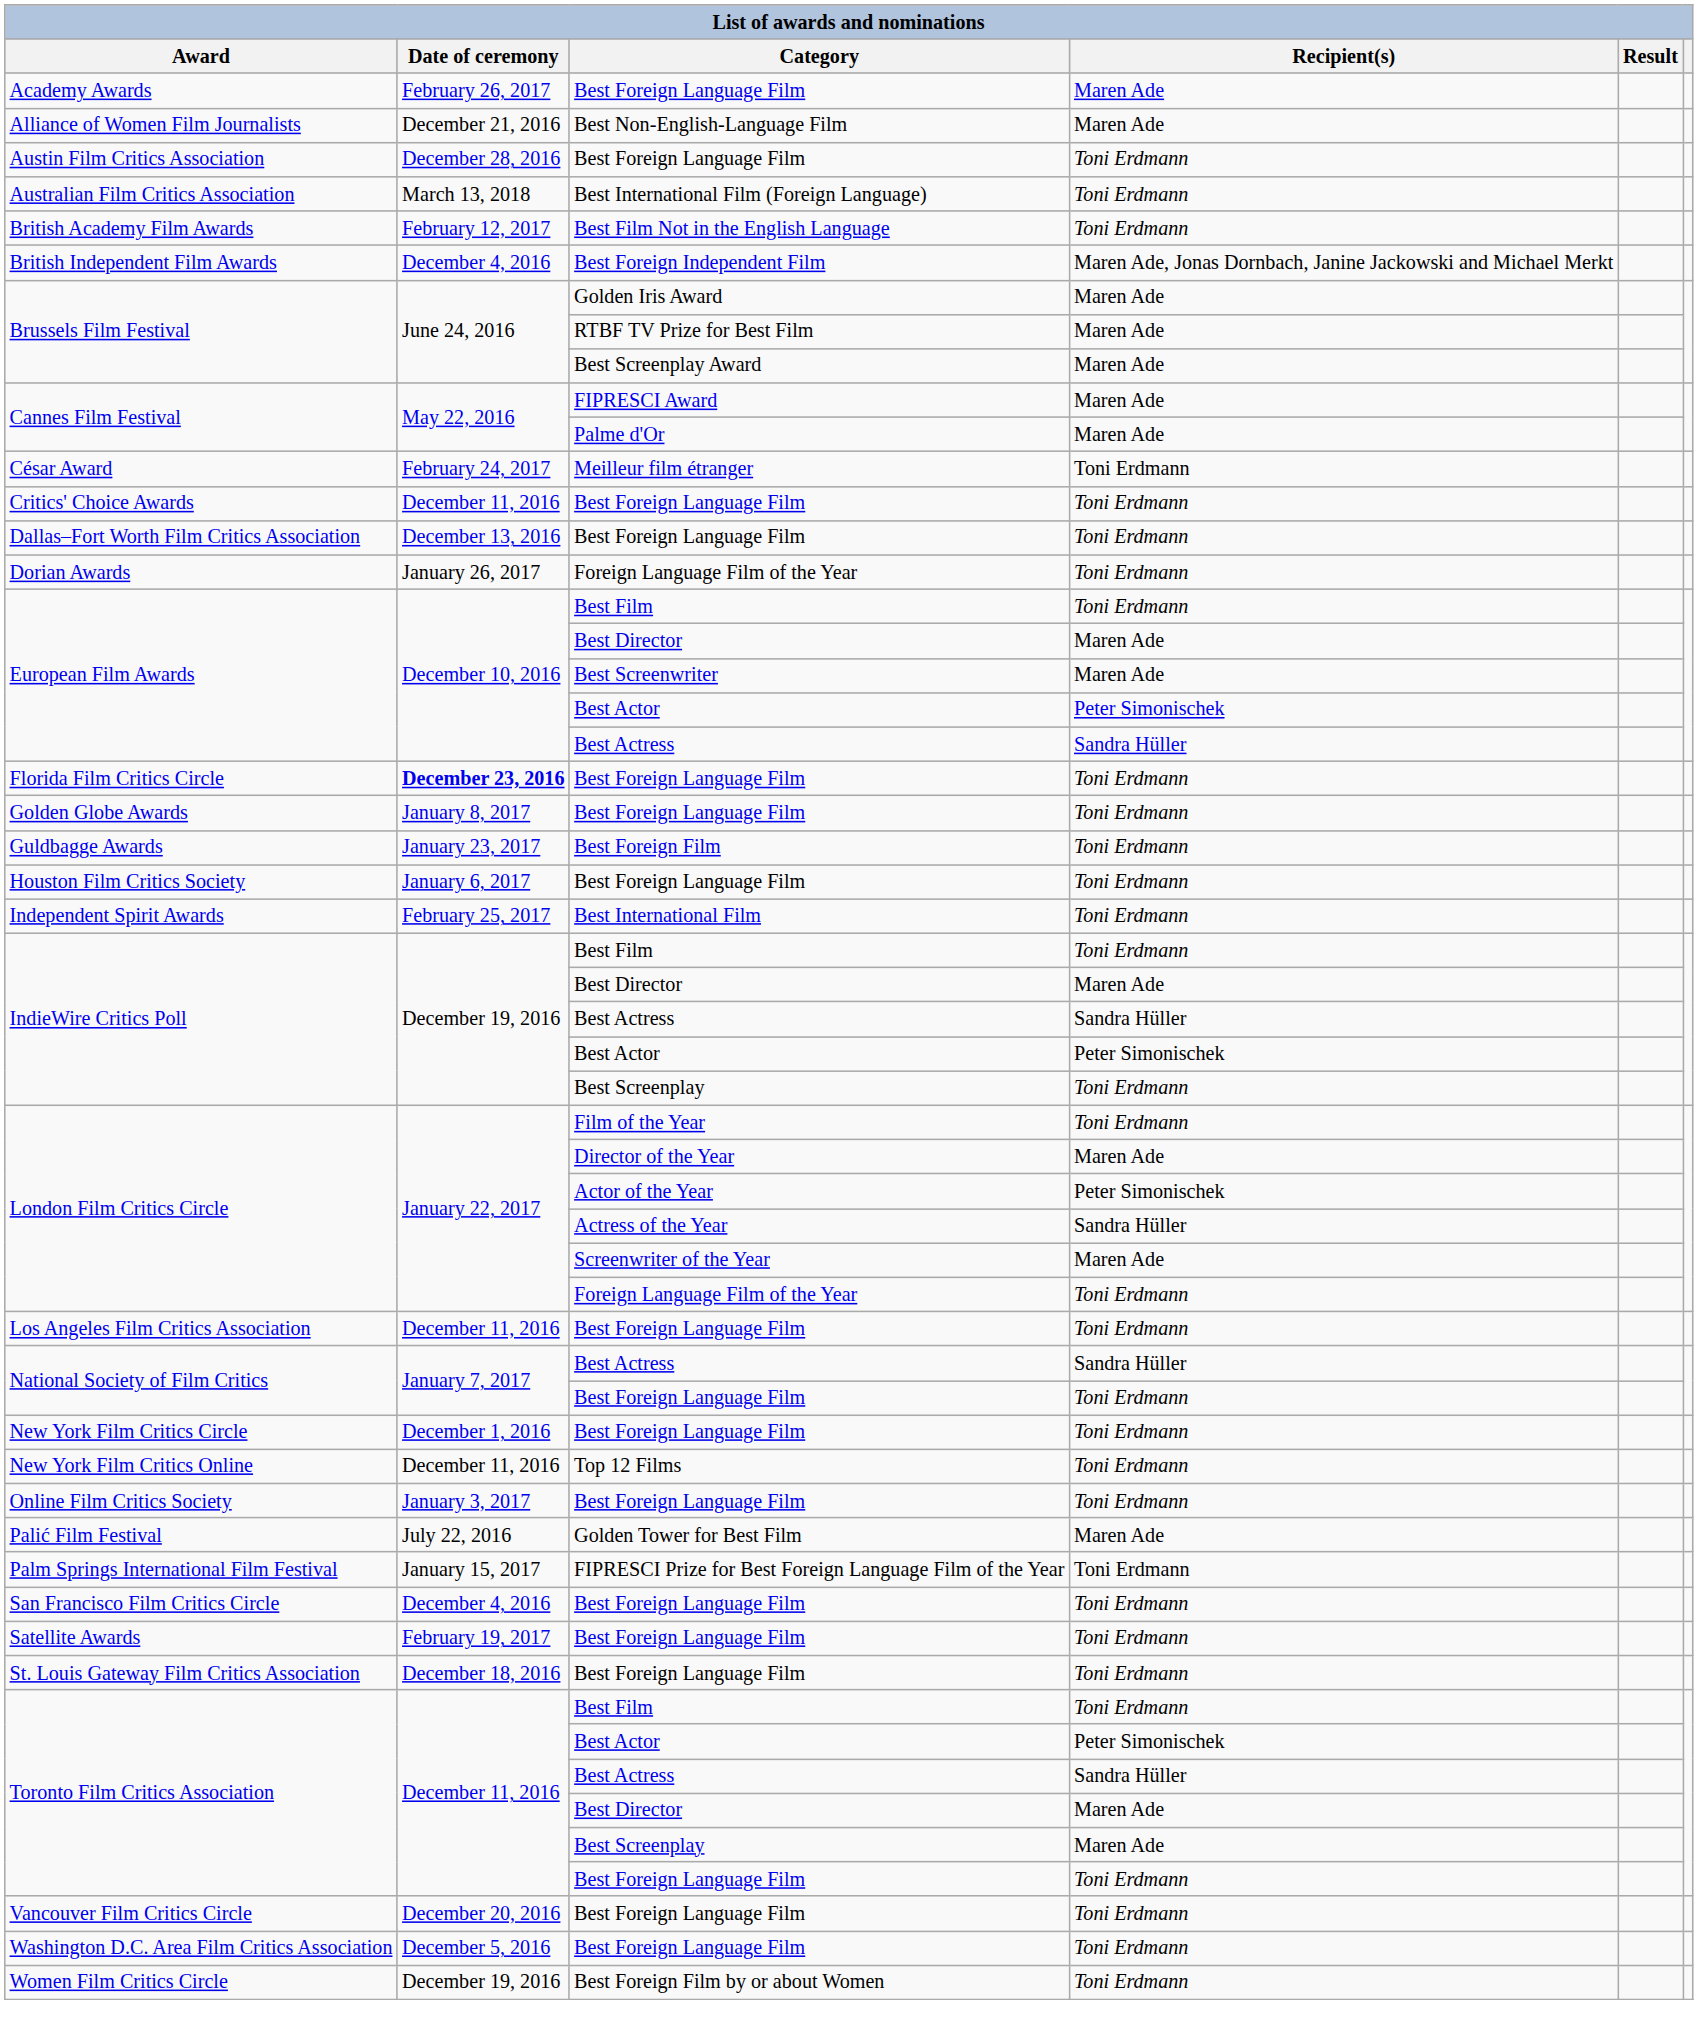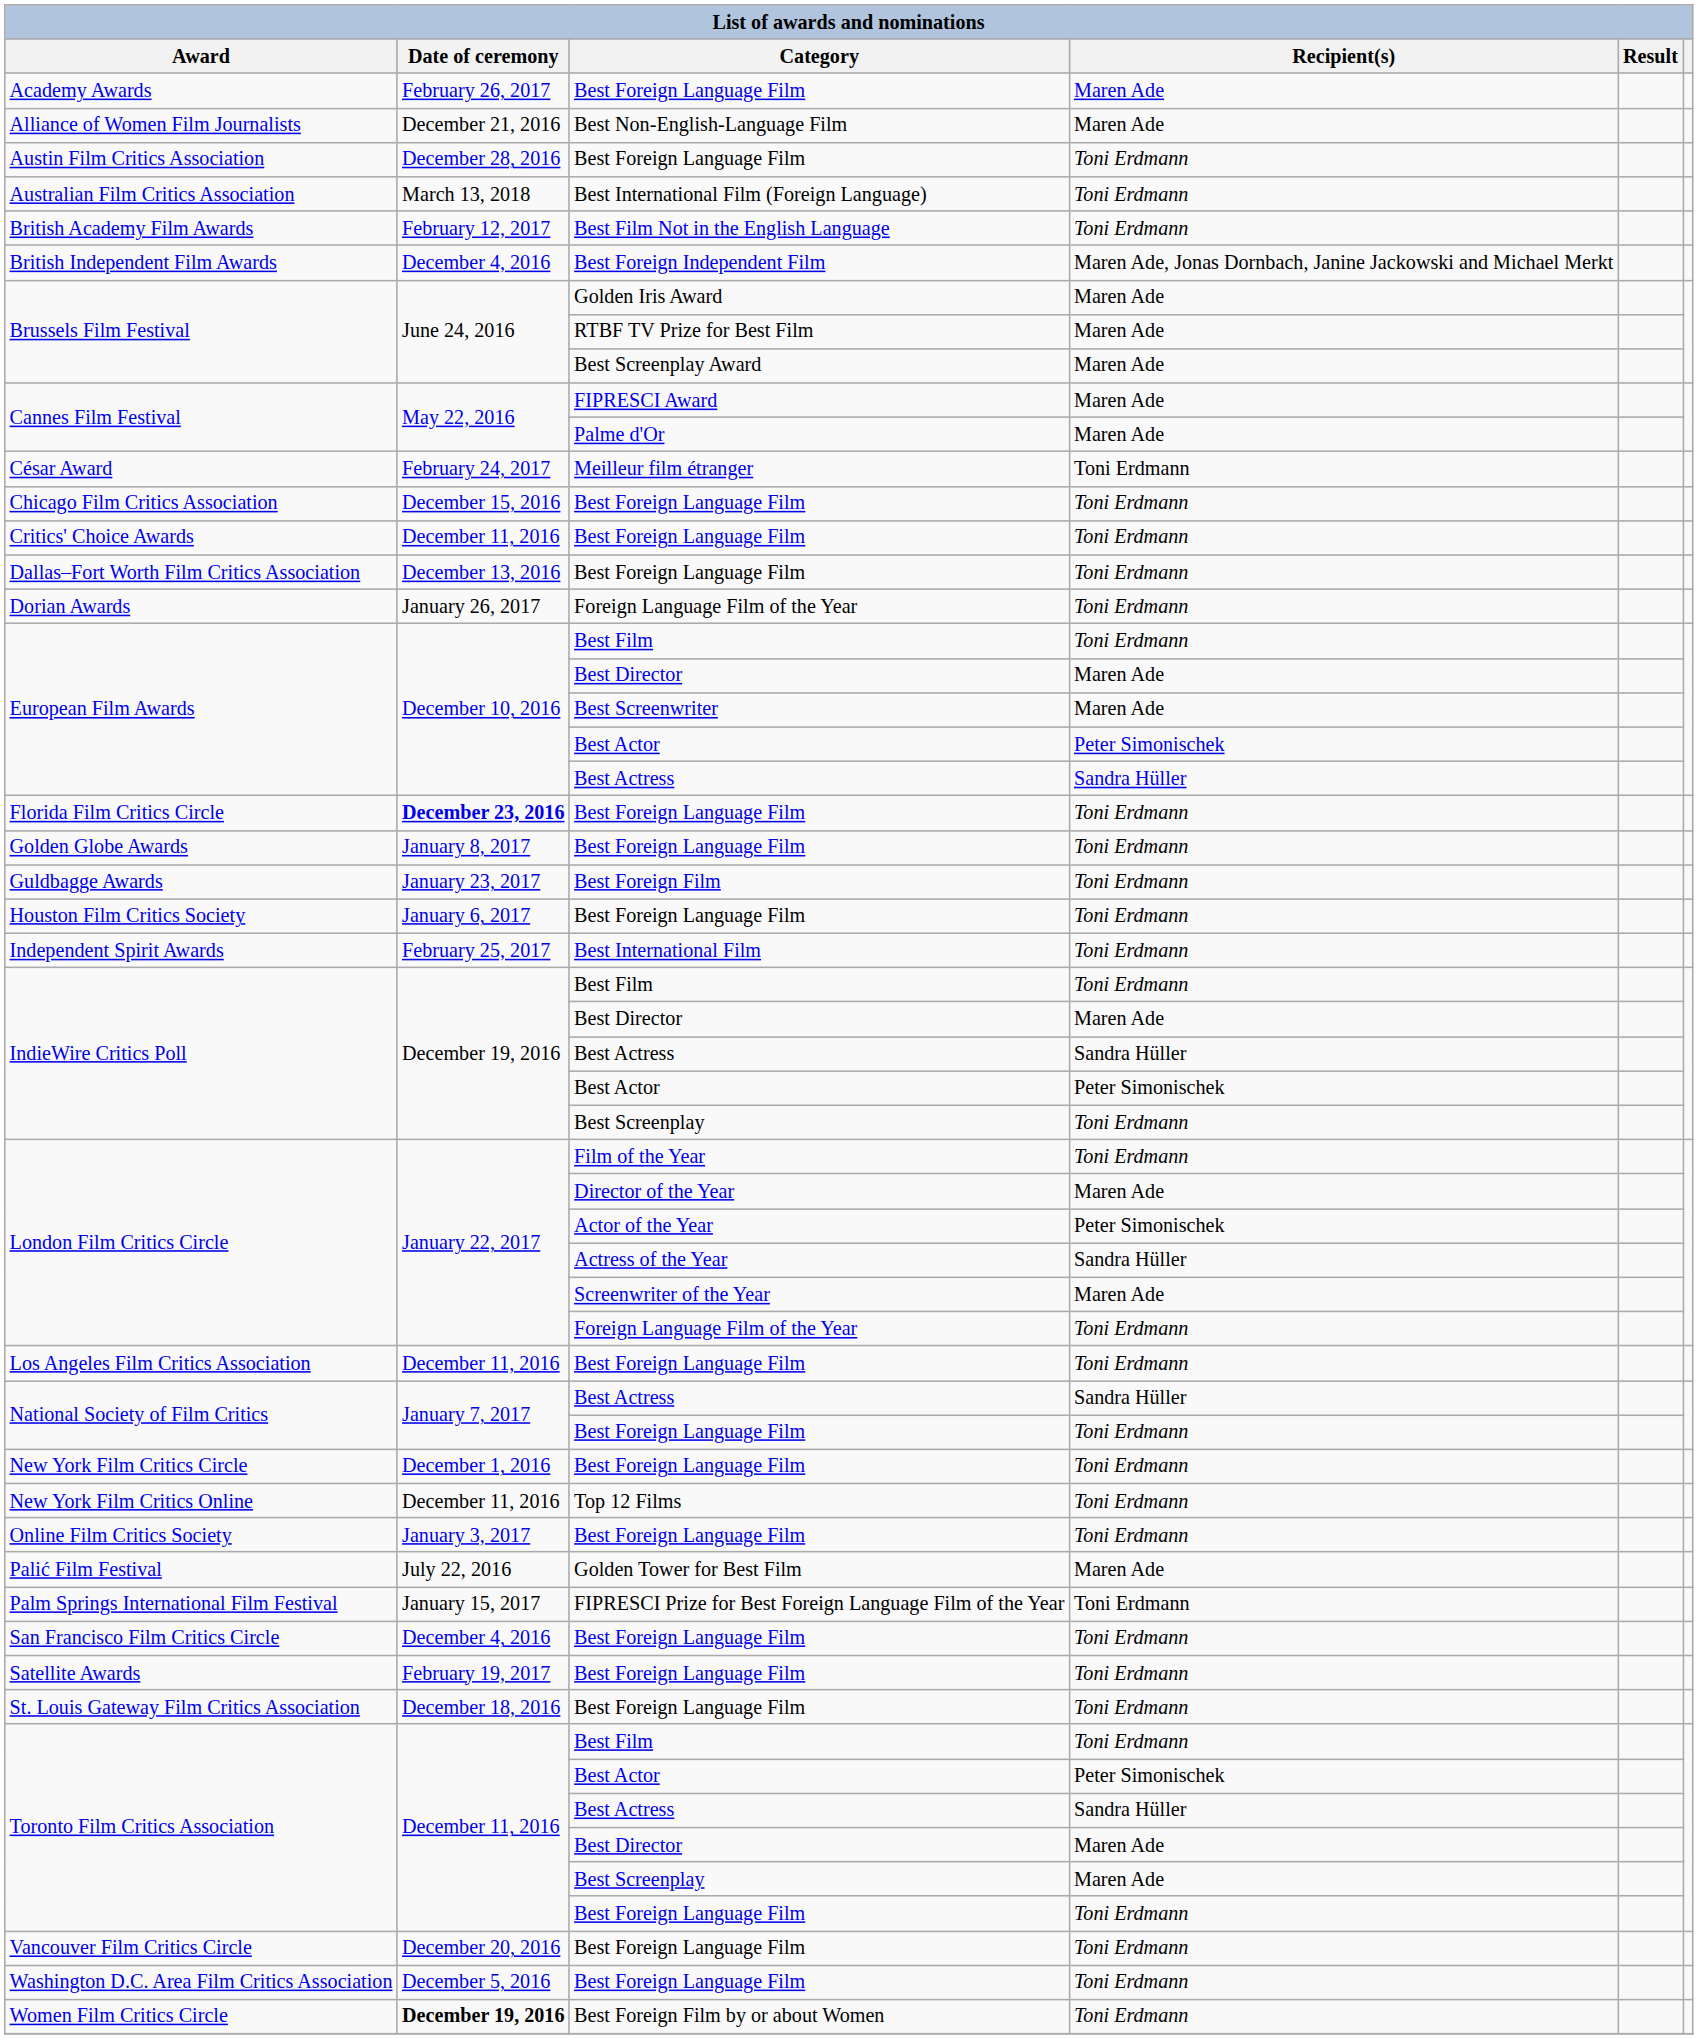+ row: (144, 503)
(481, 1981) normal -> (483, 2016) bold
